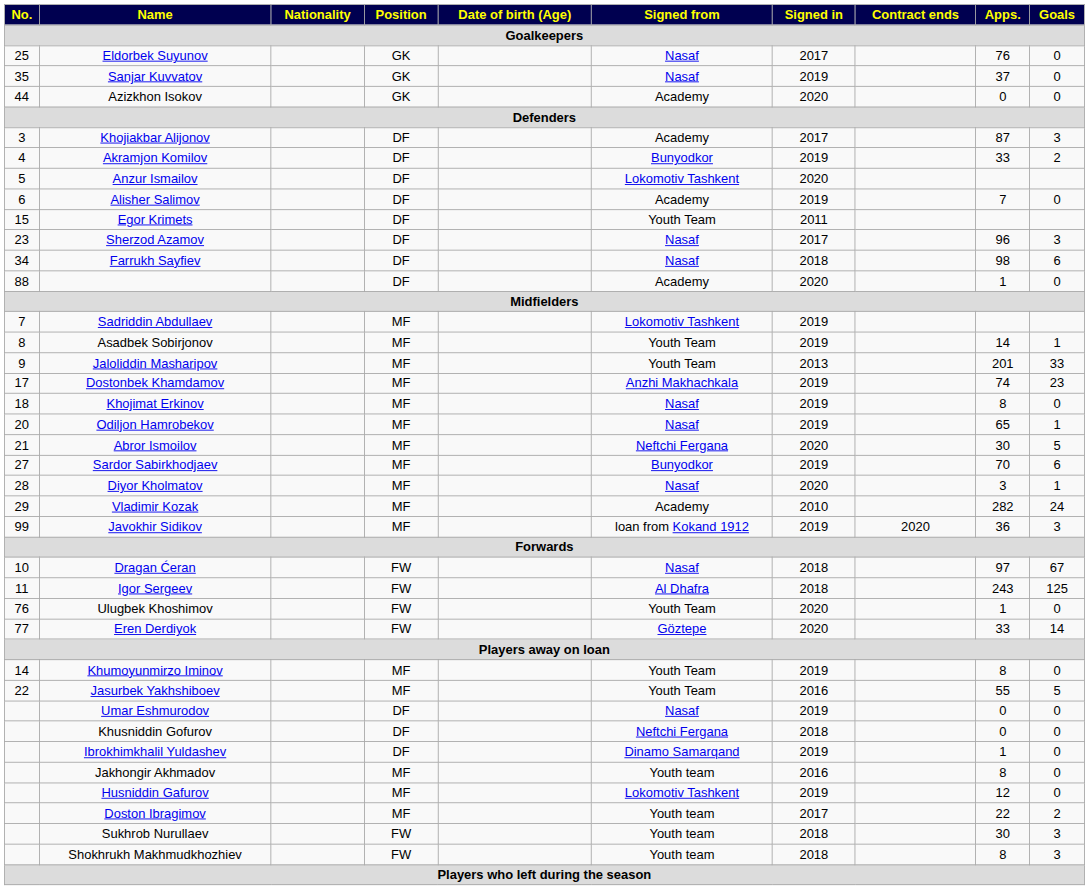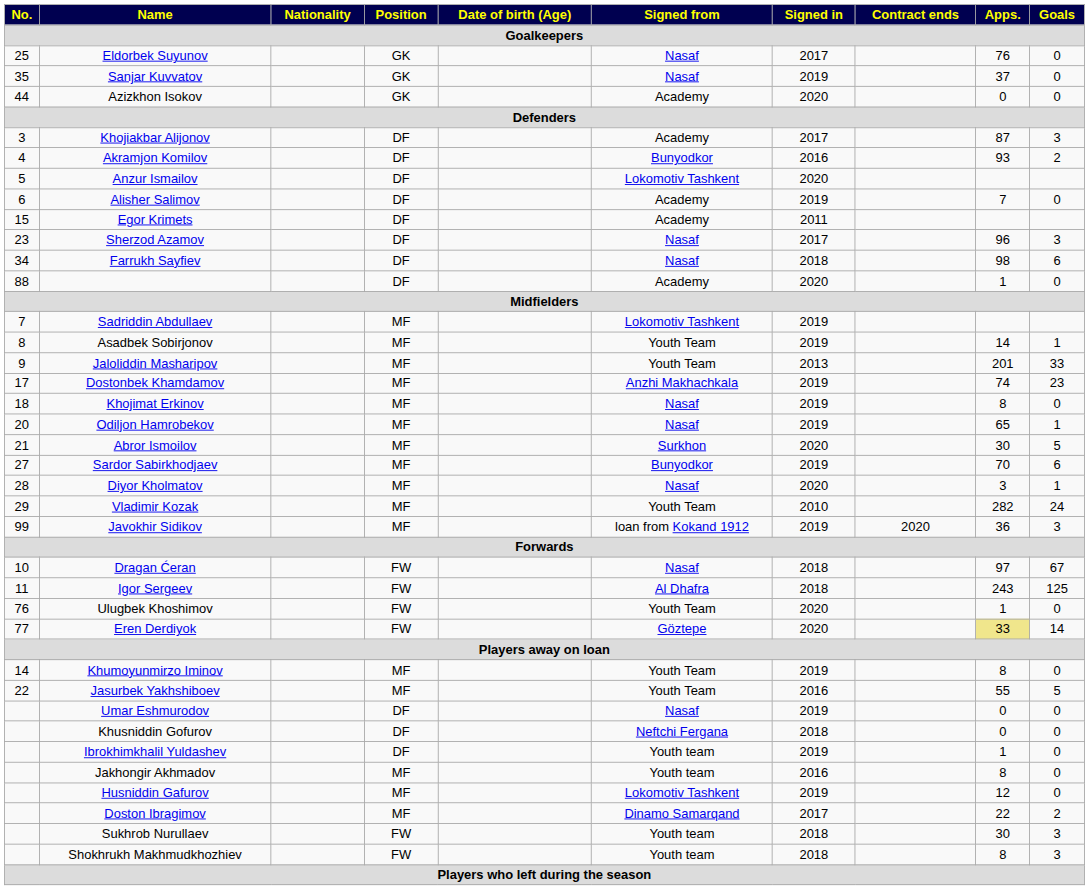(814, 158) 2019 -> (814, 158) 2016
(1003, 158) 33 -> (1003, 158) 93
(682, 220) Youth Team -> (682, 220) Academy
(682, 445) Neftchi Fergana -> (682, 445) Surkhon
(682, 506) Academy -> (682, 506) Youth Team
(1003, 629) no background -> (1003, 629) khaki background
(682, 752) Dinamo Samarqand -> (682, 752) Youth team
(682, 814) Youth team -> (682, 814) Dinamo Samarqand
